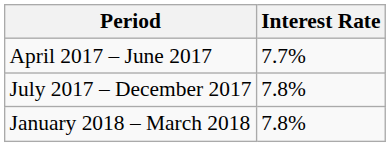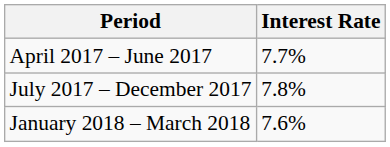(284, 123) 7.8% -> (284, 123) 7.6%
